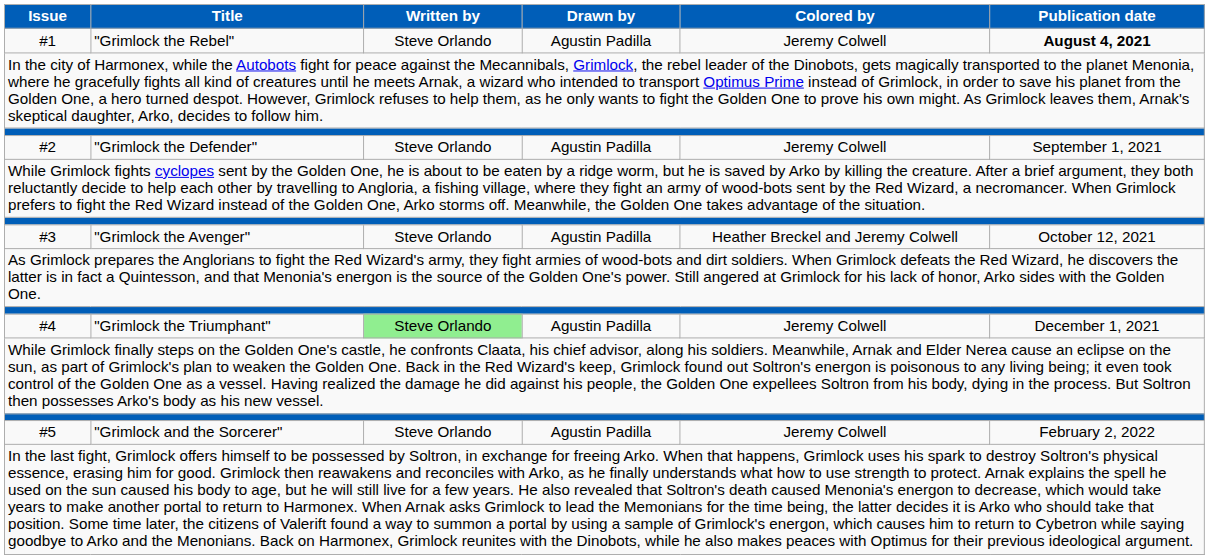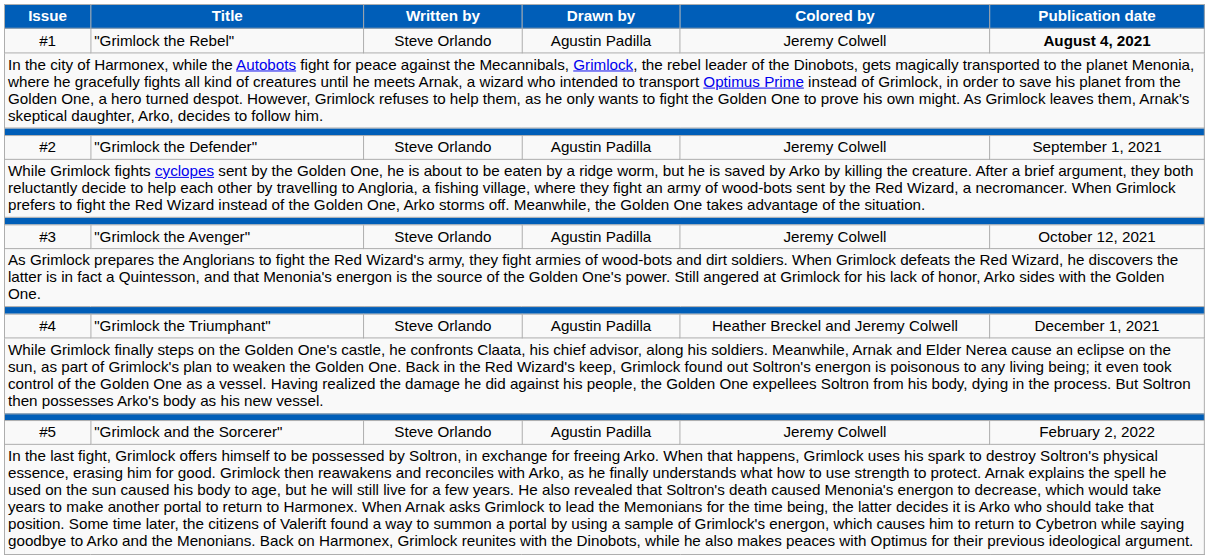(835, 236) Heather Breckel and Jeremy Colwell -> (835, 236) Jeremy Colwell
(443, 326) lightgreen background -> (443, 326) no background
(835, 326) Jeremy Colwell -> (835, 326) Heather Breckel and Jeremy Colwell
